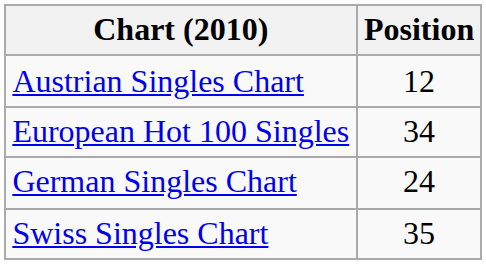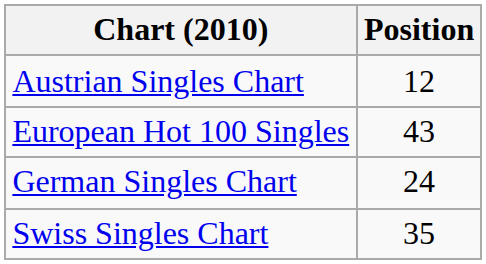(419, 131) 34 -> (419, 131) 43
